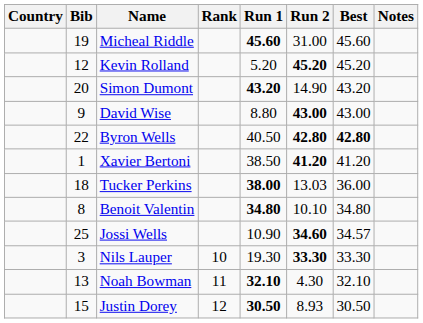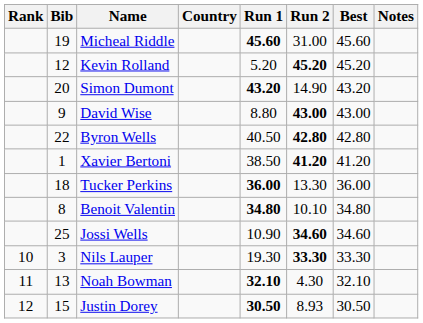columns swapped: (219, 16) <-> (35, 16)
(354, 137) bold -> (354, 137) normal
(264, 185) 38.00 -> (264, 185) 36.00
(310, 185) 13.03 -> (310, 185) 13.30
(354, 233) 34.57 -> (354, 233) 34.60
